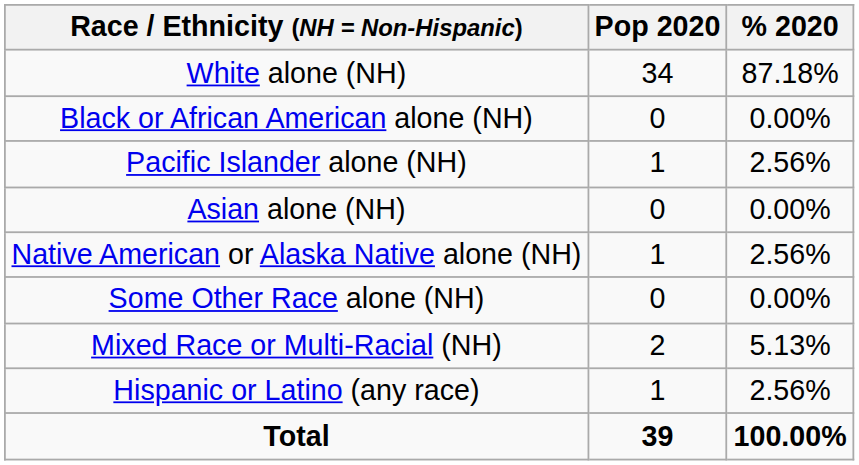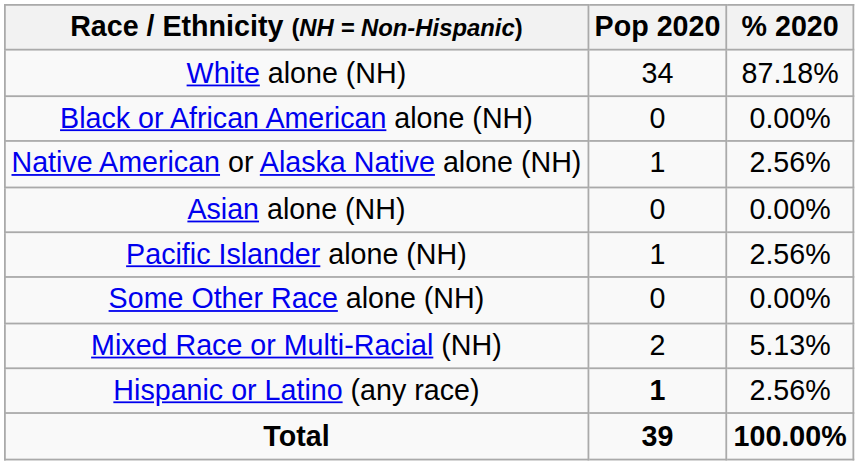rows swapped: (296, 254) <-> (296, 163)
(657, 390) normal -> (657, 390) bold
